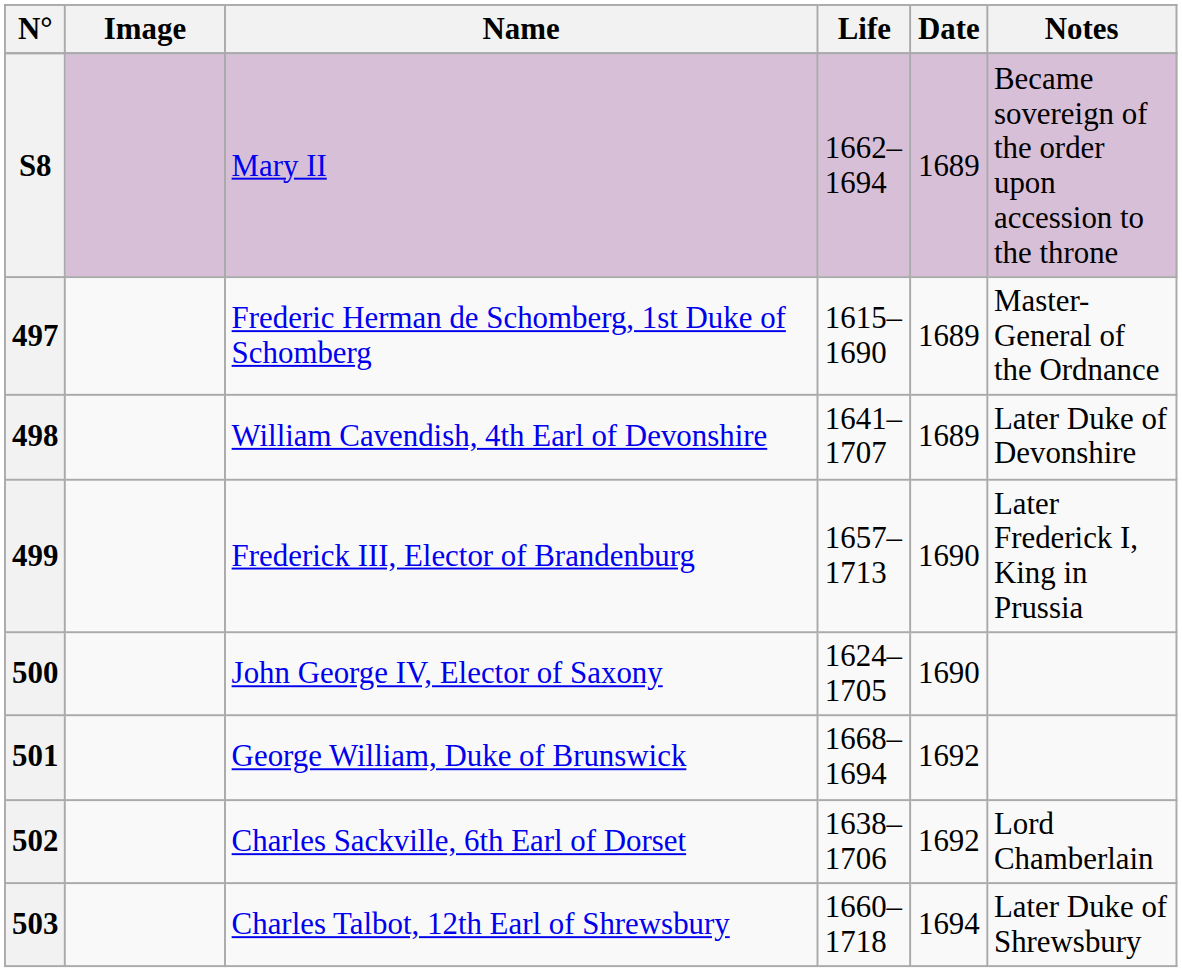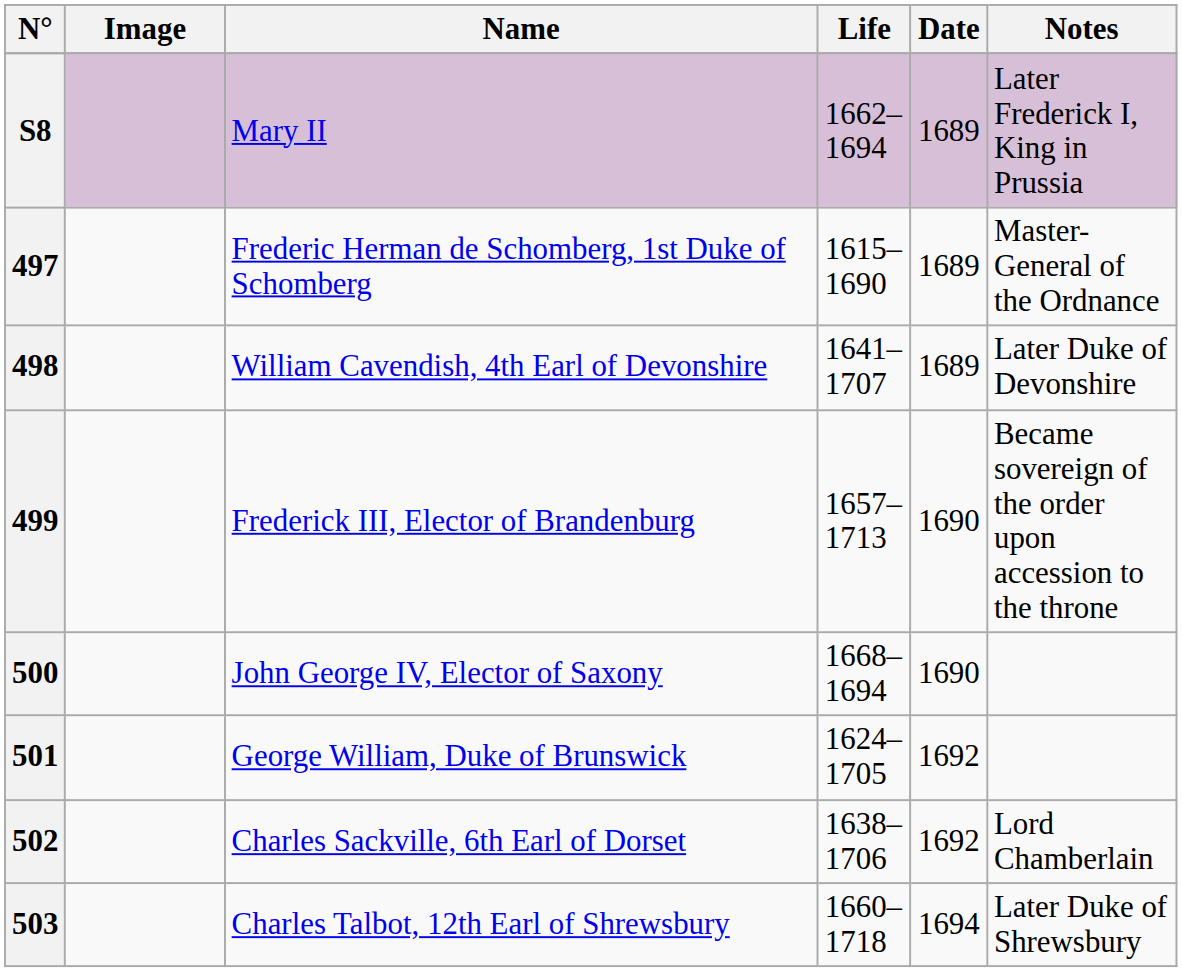(1071, 164) Became sovereign of the order upon accession to the throne -> (1066, 130) Later Frederick I, King in Prussia
(1066, 554) Later Frederick I, King in Prussia -> (1071, 520) Became sovereign of the order upon accession to the throne
(863, 673) 1624–1705 -> (863, 673) 1668–1694
(863, 757) 1668–1694 -> (863, 757) 1624–1705
